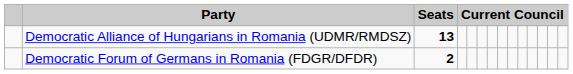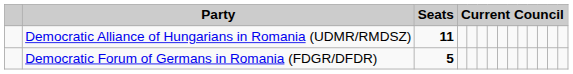(446, 36) 13 -> (447, 36) 11
(450, 58) 2 -> (450, 58) 5
